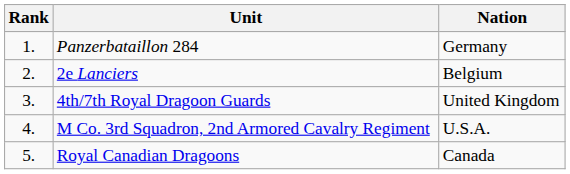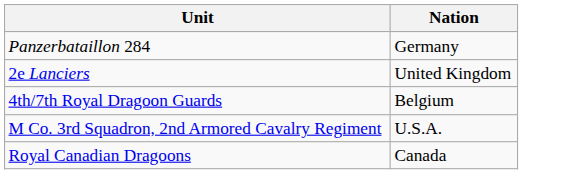- column: (29, 18)
(473, 73) Belgium -> (453, 73) United Kingdom
(501, 100) United Kingdom -> (424, 100) Belgium
